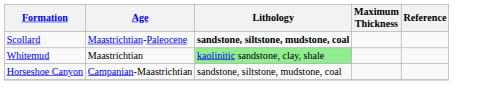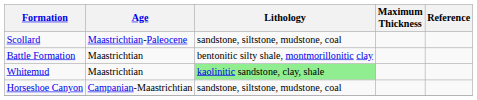(273, 39) bold -> (269, 39) normal
+ row: (41, 55)
